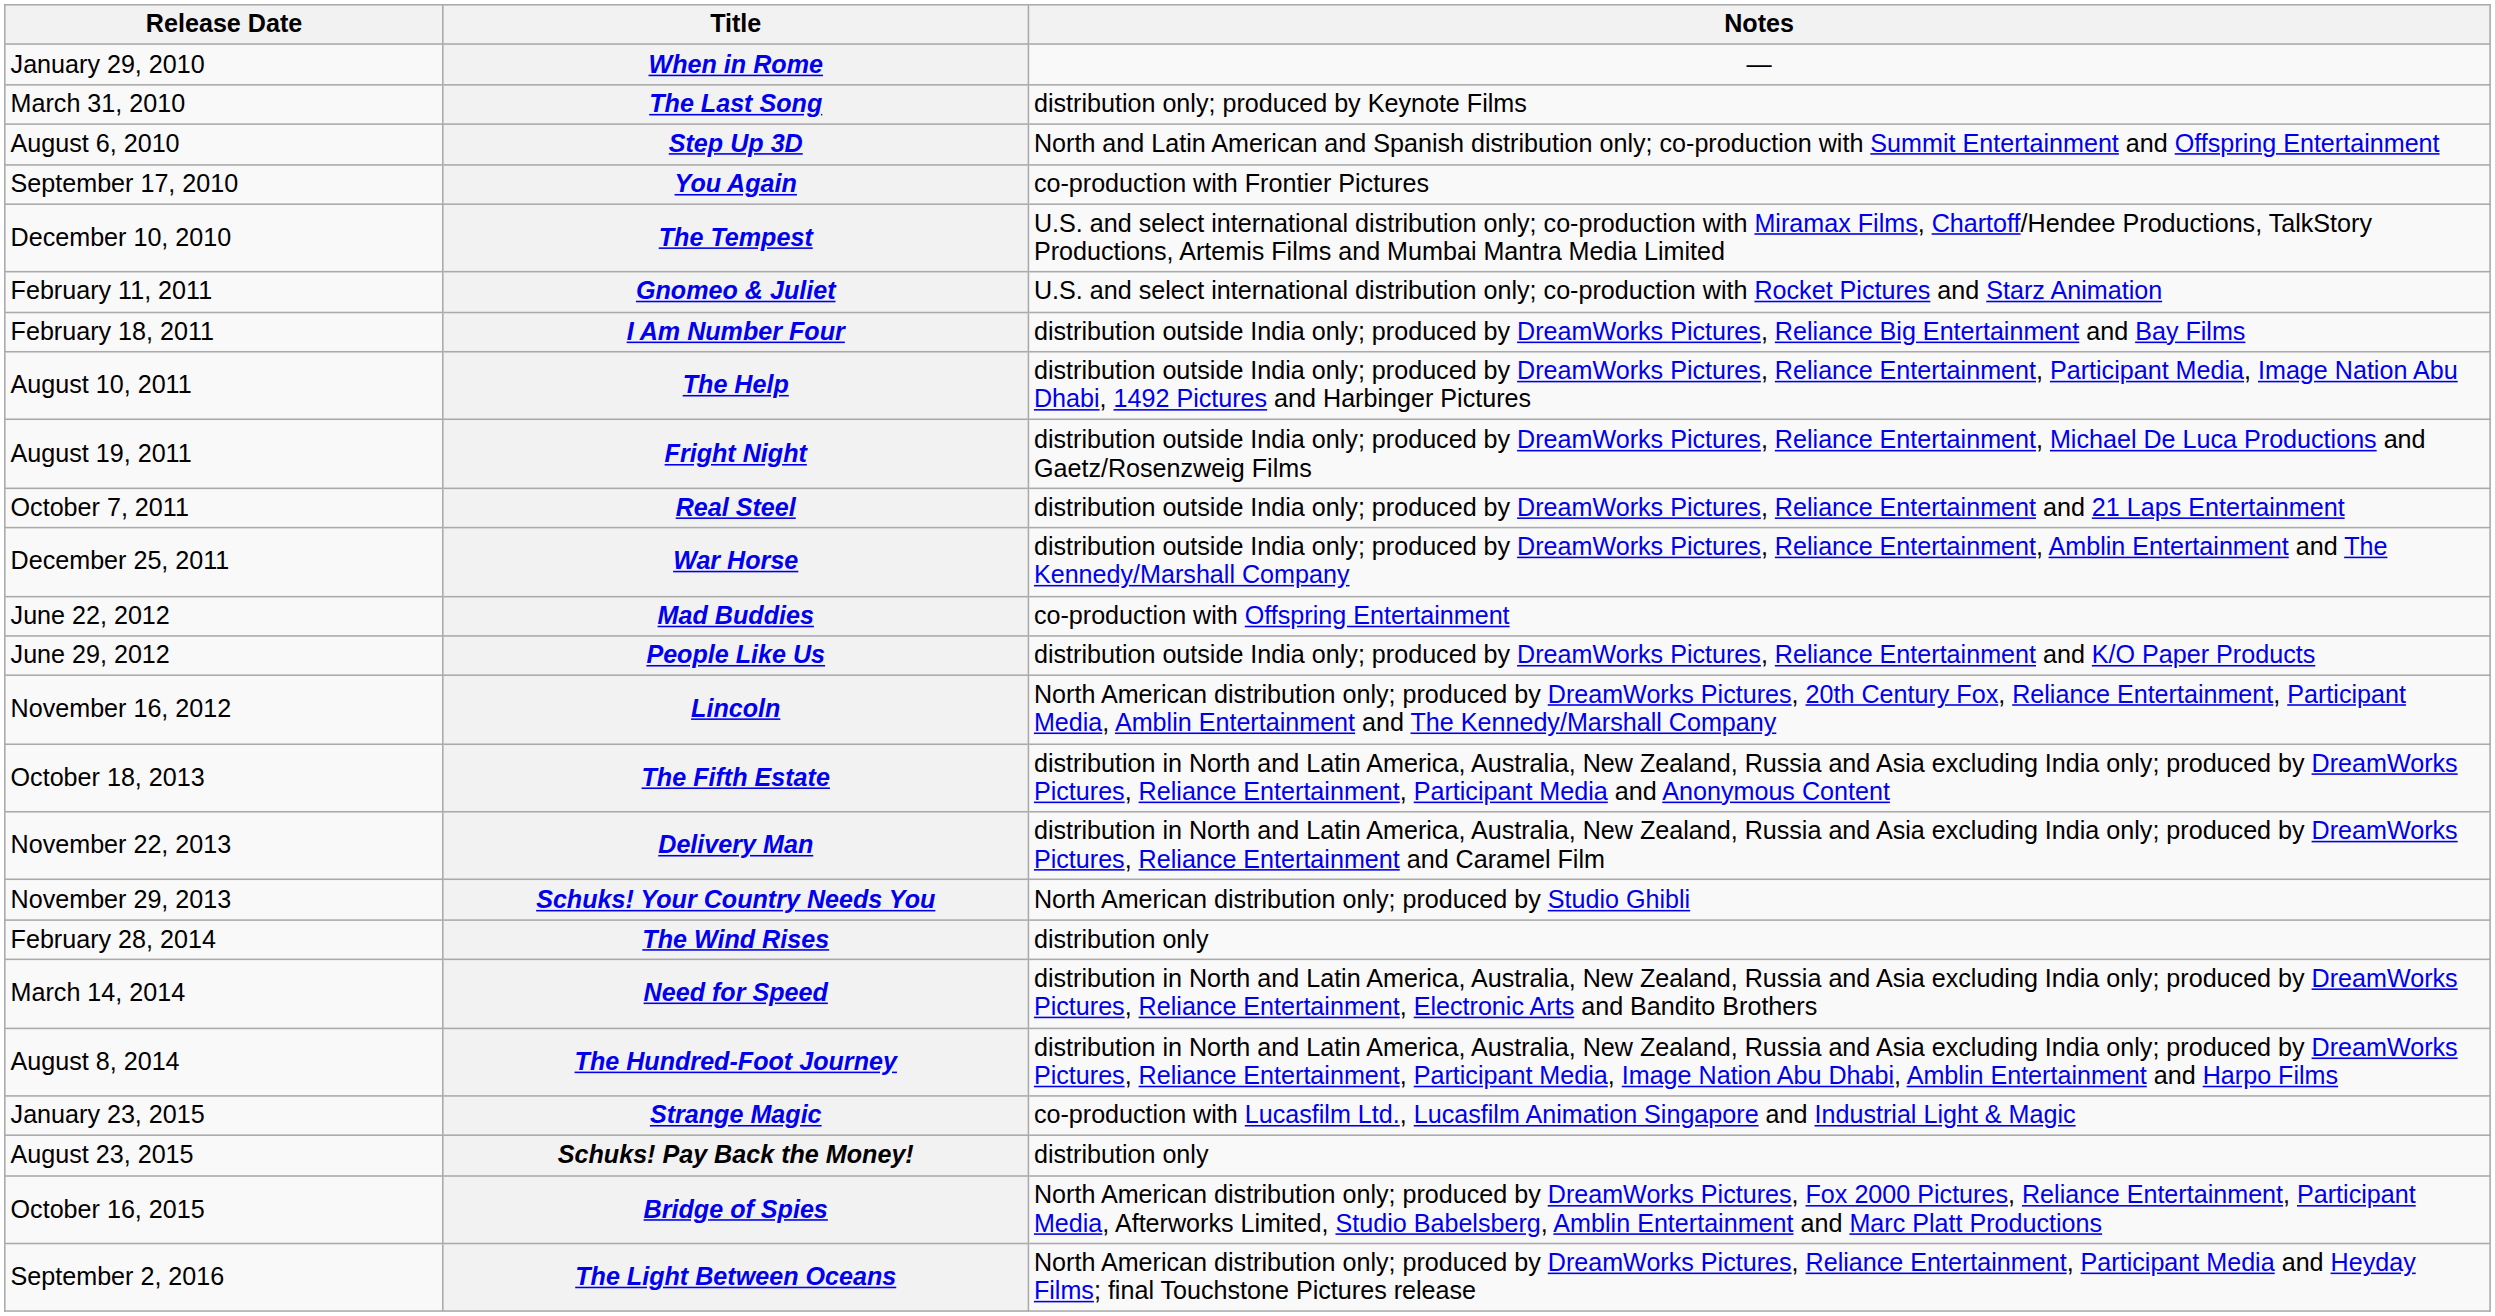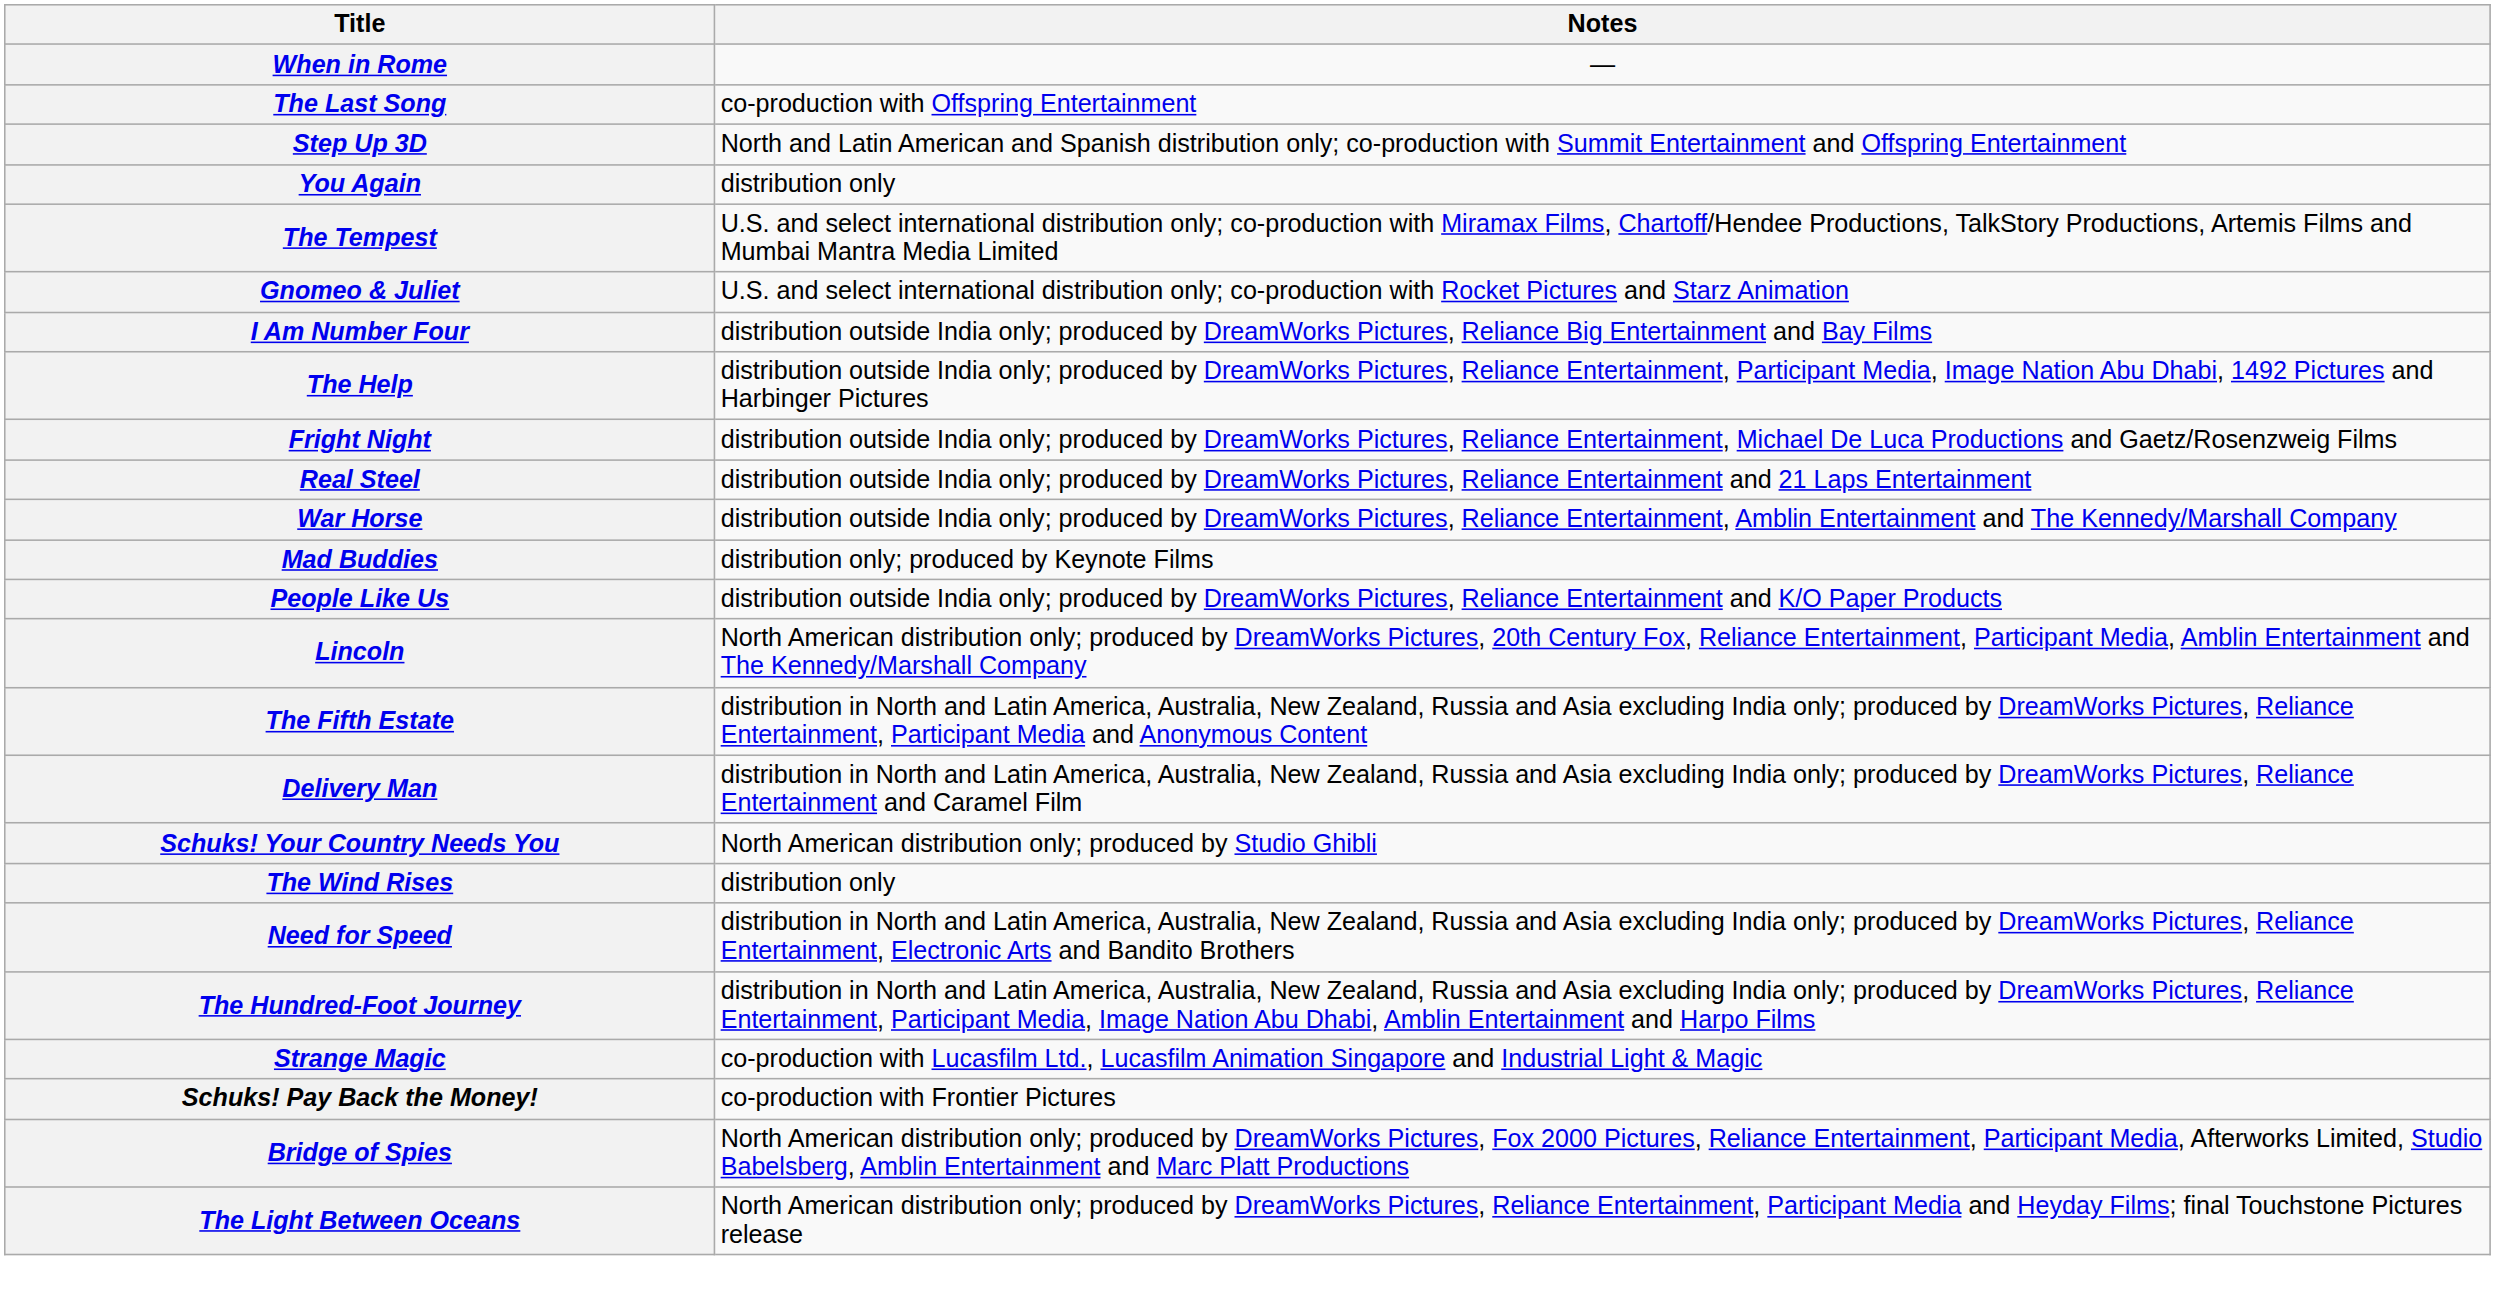- column: (224, 24)
(1280, 104) distribution only; produced by Keynote Films -> (958, 104) co-production with Offspring Entertainment
(1231, 183) co-production with Frontier Pictures -> (808, 183) distribution only
(1272, 615) co-production with Offspring Entertainment -> (967, 559) distribution only; produced by Keynote Films
(1121, 1155) distribution only -> (918, 1098) co-production with Frontier Pictures
